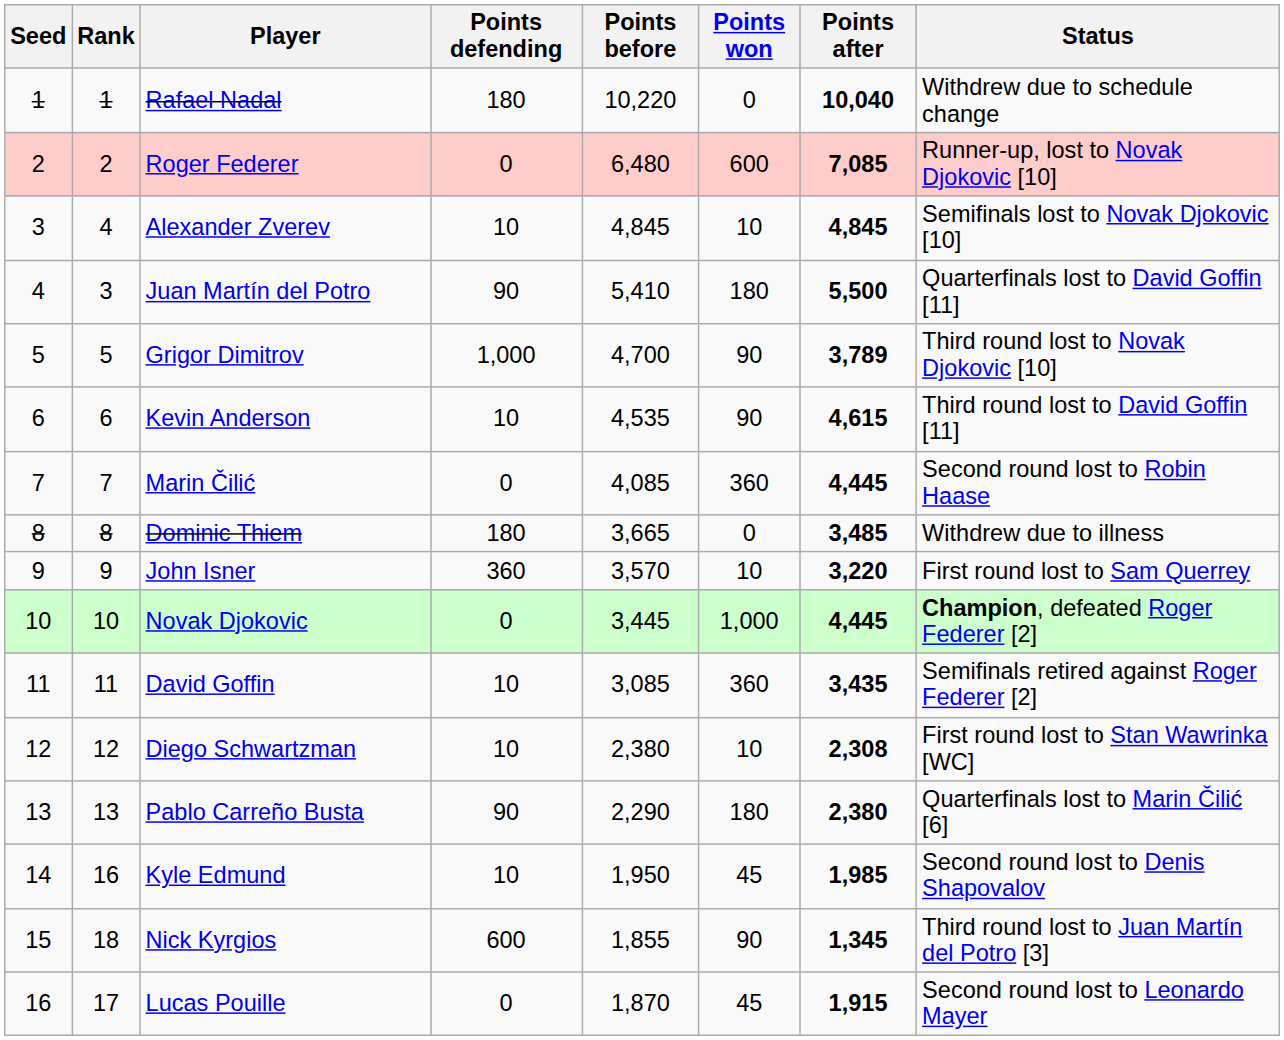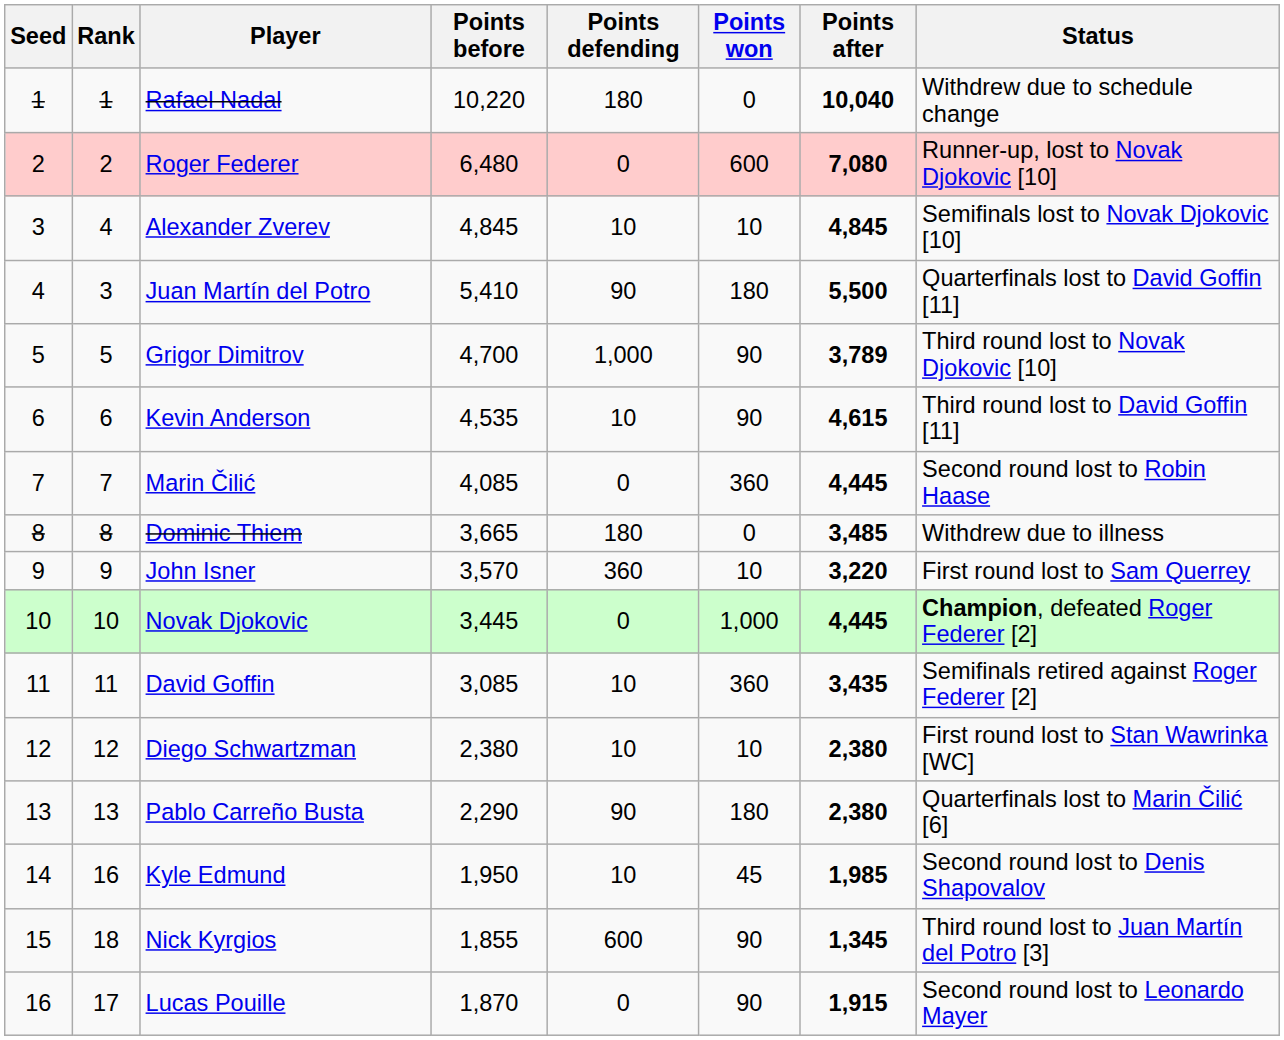columns swapped: (640, 36) <-> (506, 36)
(858, 163) 7,085 -> (858, 163) 7,080
(858, 748) 2,308 -> (858, 748) 2,380
(749, 1003) 45 -> (749, 1003) 90
